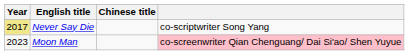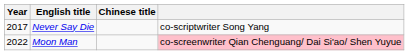(17, 27) khaki background -> (17, 27) no background
(17, 42) 2023 -> (17, 42) 2022
